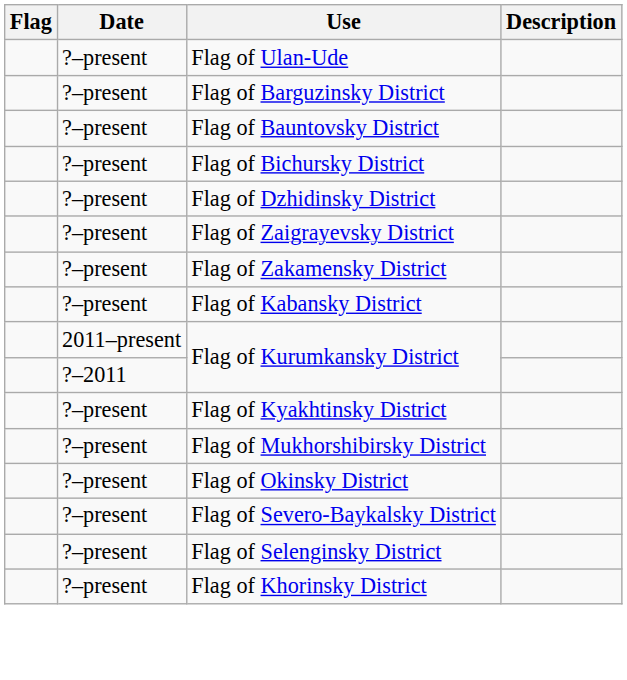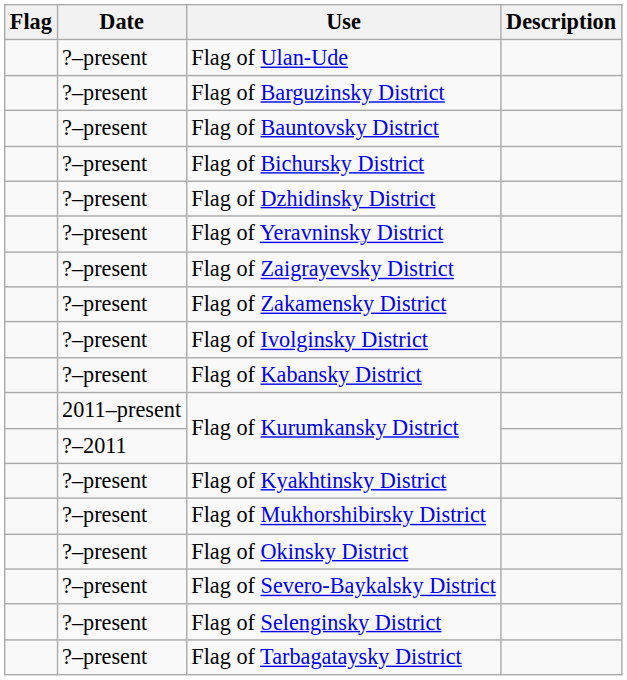+ row: (105, 233)
+ row: (105, 339)
+ row: (105, 657)
- row: (105, 586)
